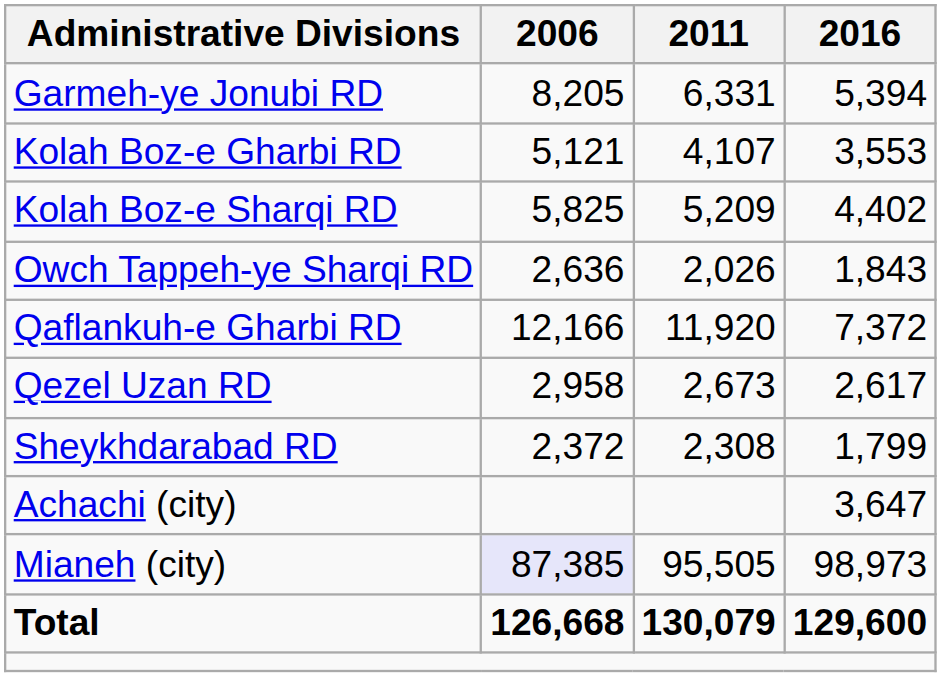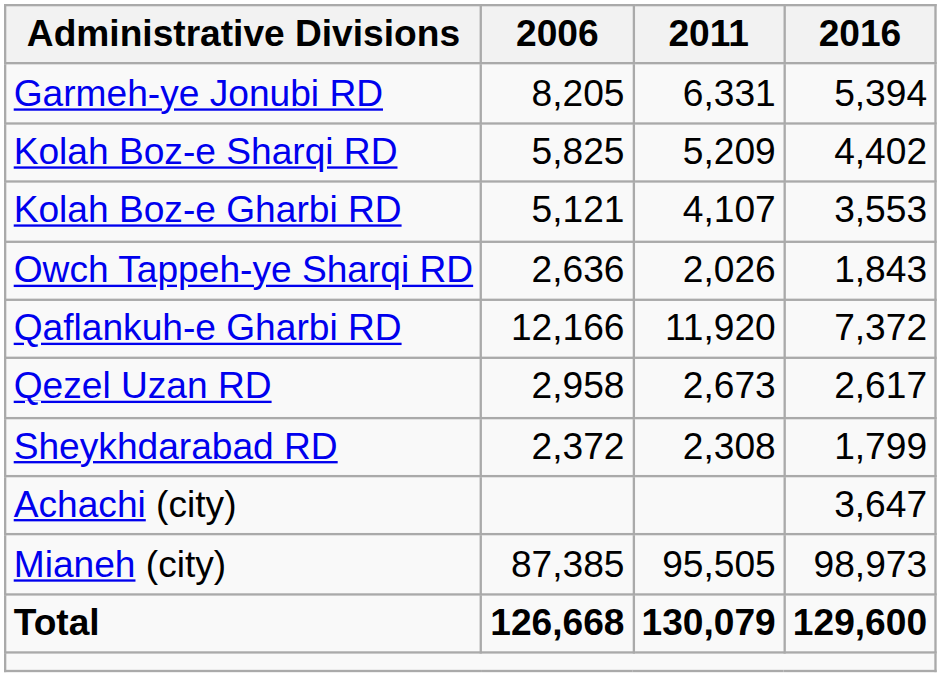rows swapped: (208, 151) <-> (206, 210)
(568, 563) lavender background -> (568, 563) no background
